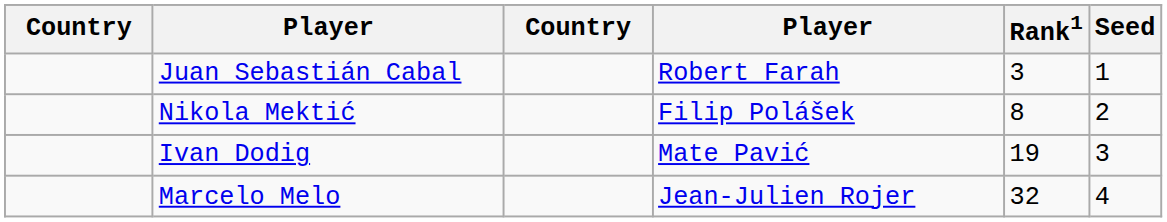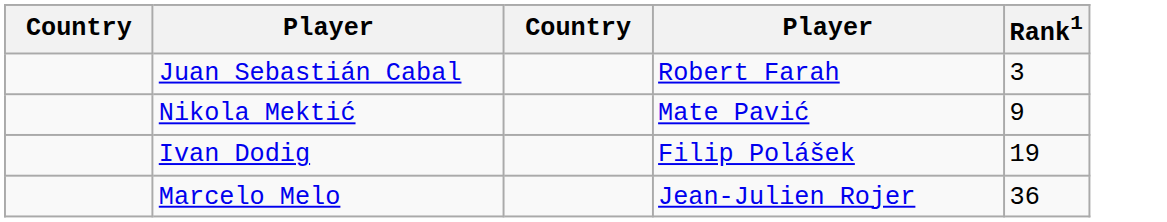- column: (1125, 29)
(756, 114) Filip Polášek -> (734, 114) Mate Pavić
(1017, 114) 8 -> (1017, 114) 9
(734, 155) Mate Pavić -> (756, 155) Filip Polášek
(1025, 196) 32 -> (1025, 196) 36
